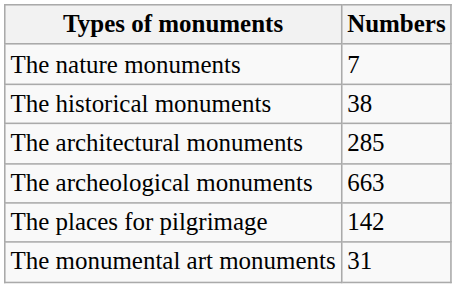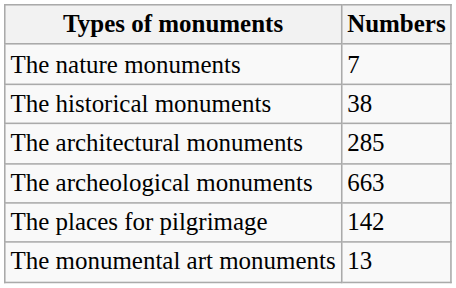(360, 261) 31 -> (360, 261) 13
